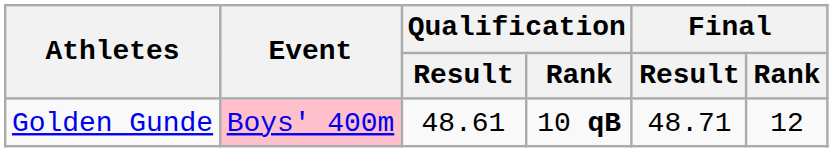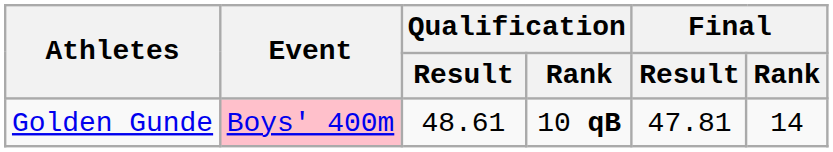(690, 122) 48.71 -> (690, 122) 47.81
(787, 122) 12 -> (787, 122) 14
